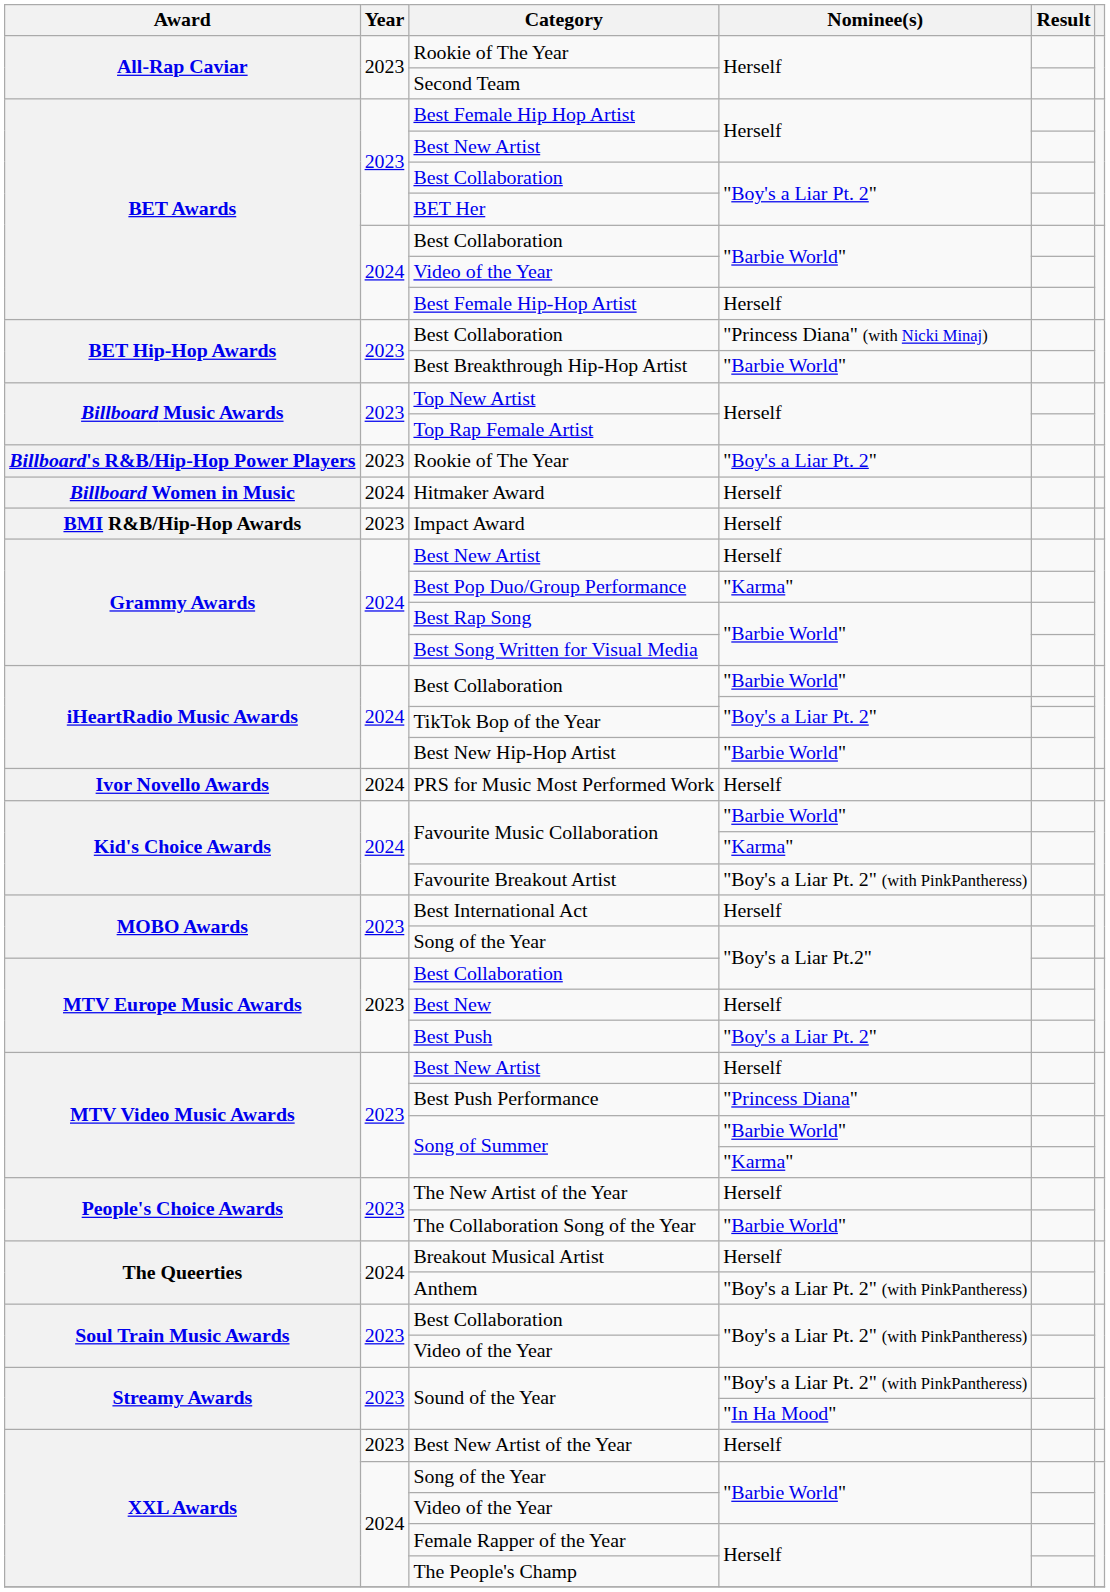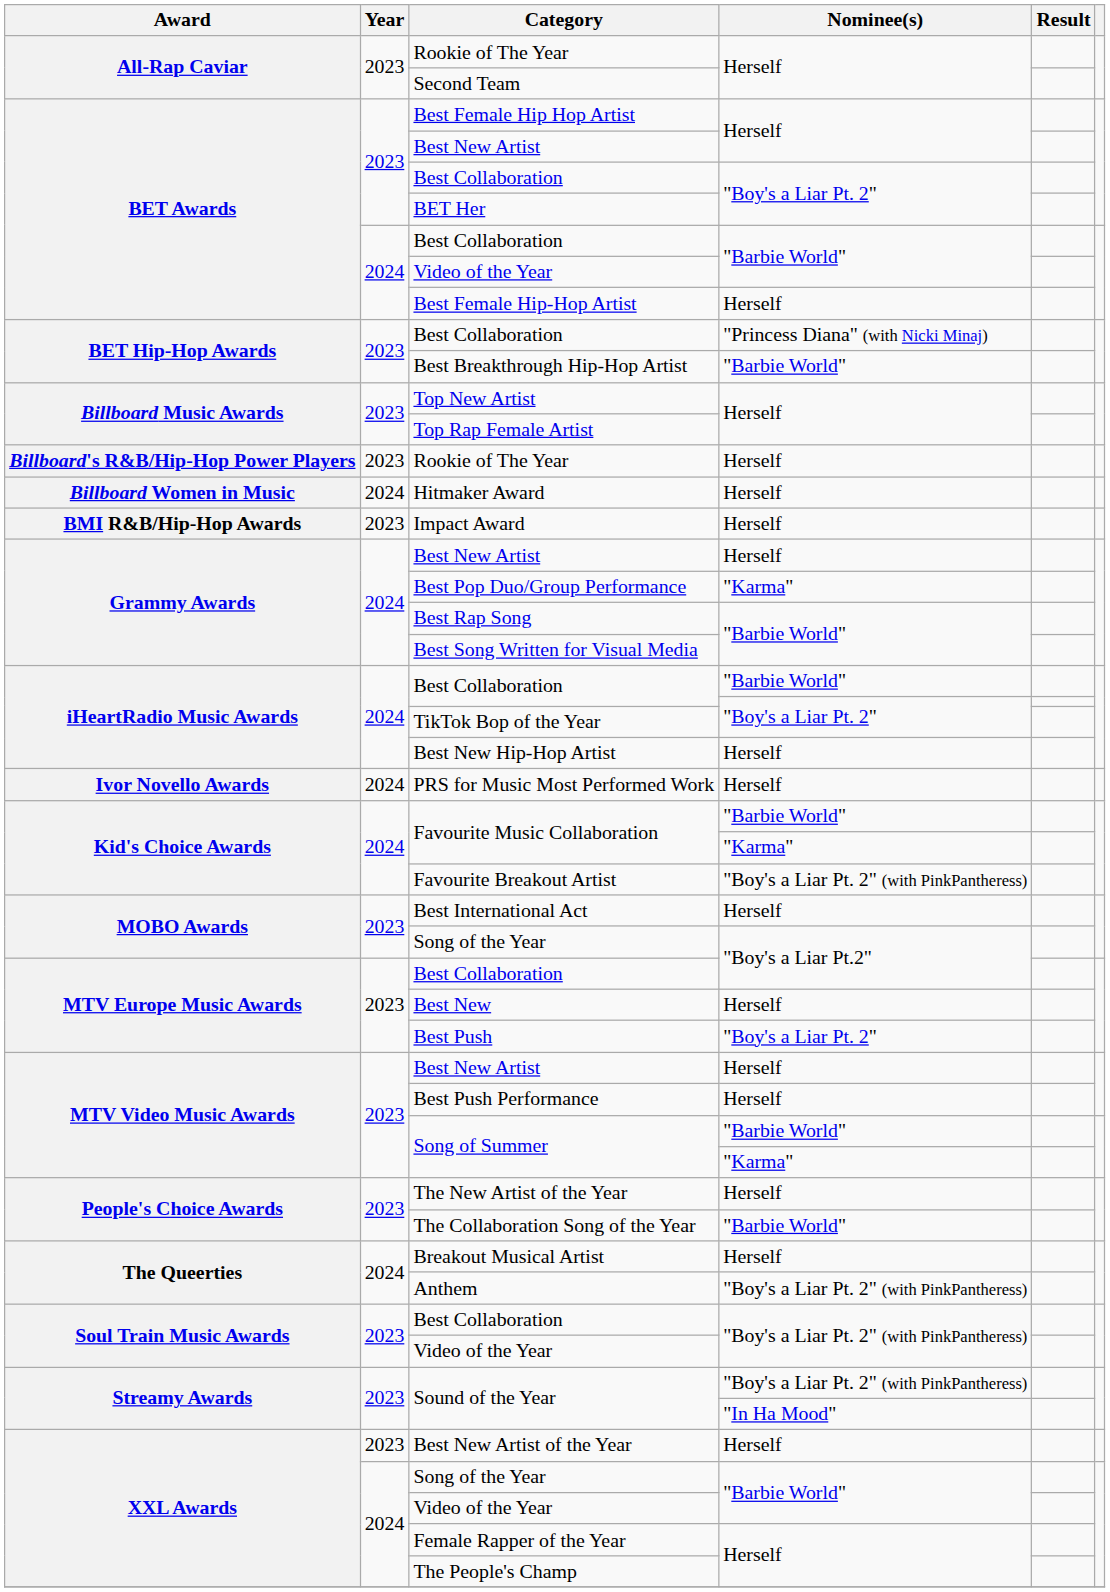(800, 460) "Boy's a Liar Pt. 2" -> (752, 460) Herself
(785, 753) "Barbie World" -> (752, 753) Herself
(791, 1099) "Princess Diana" -> (752, 1099) Herself
